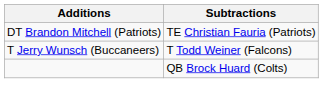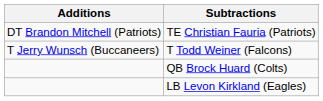+ row: (236, 86)
